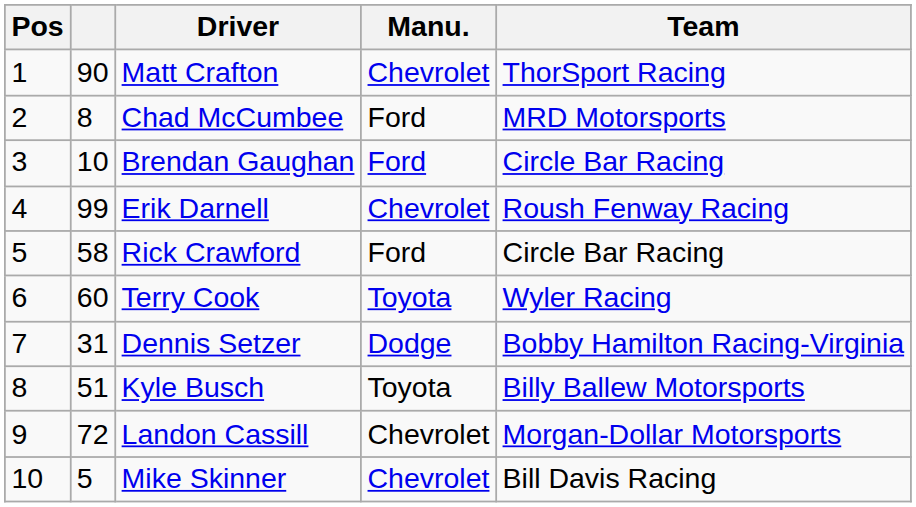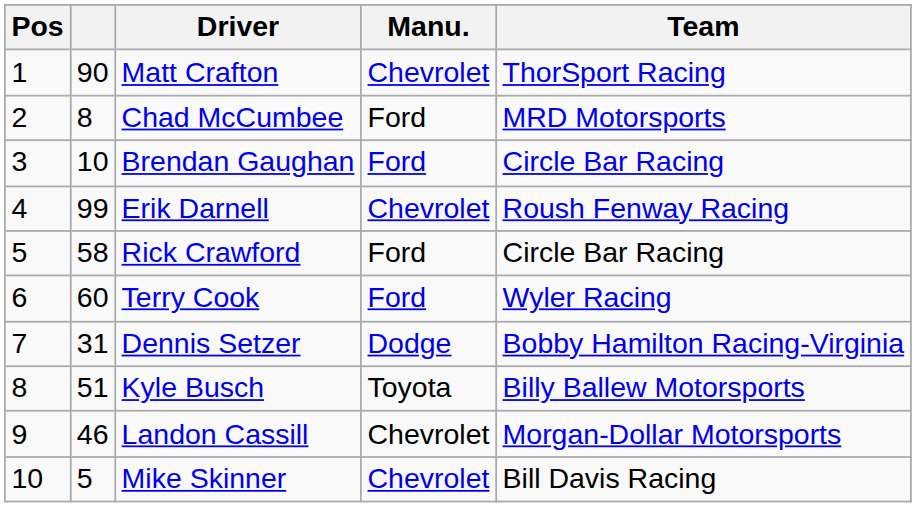(409, 298) Toyota -> (397, 298) Ford
(93, 433) 72 -> (93, 433) 46
